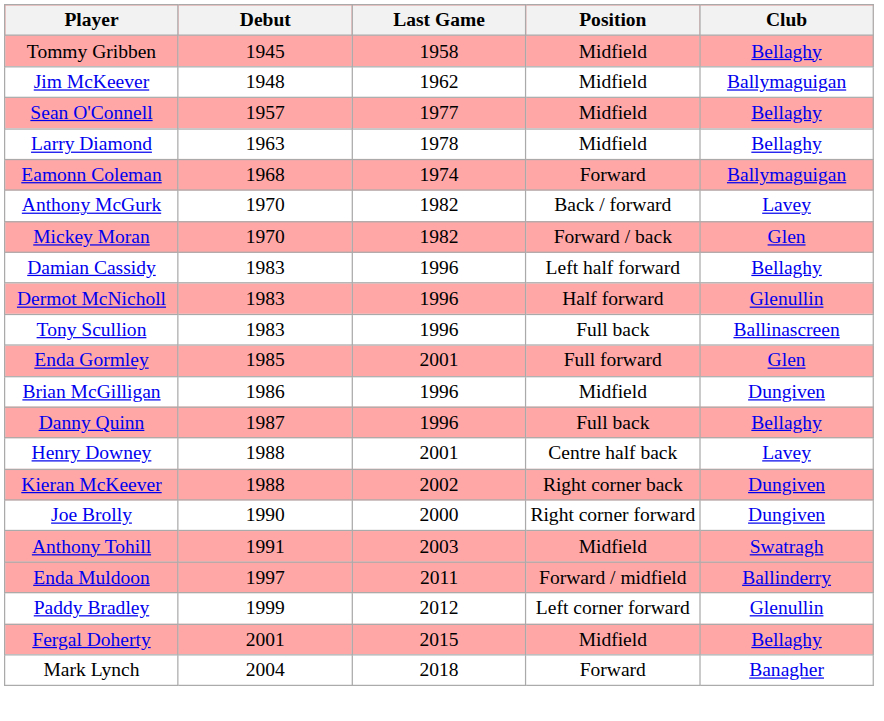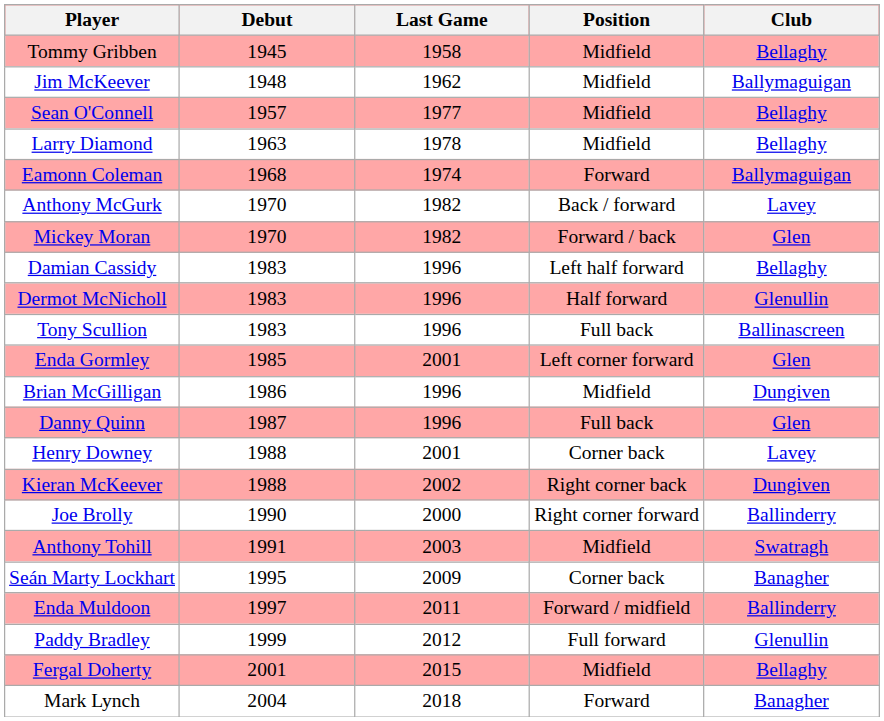(613, 360) Full forward -> (617, 360) Left corner forward
(787, 422) Bellaghy -> (791, 422) Glen
(613, 453) Centre half back -> (617, 453) Corner back
(787, 515) Dungiven -> (791, 515) Ballinderry
+ row: (92, 577)
(613, 608) Left corner forward -> (617, 639) Full forward
